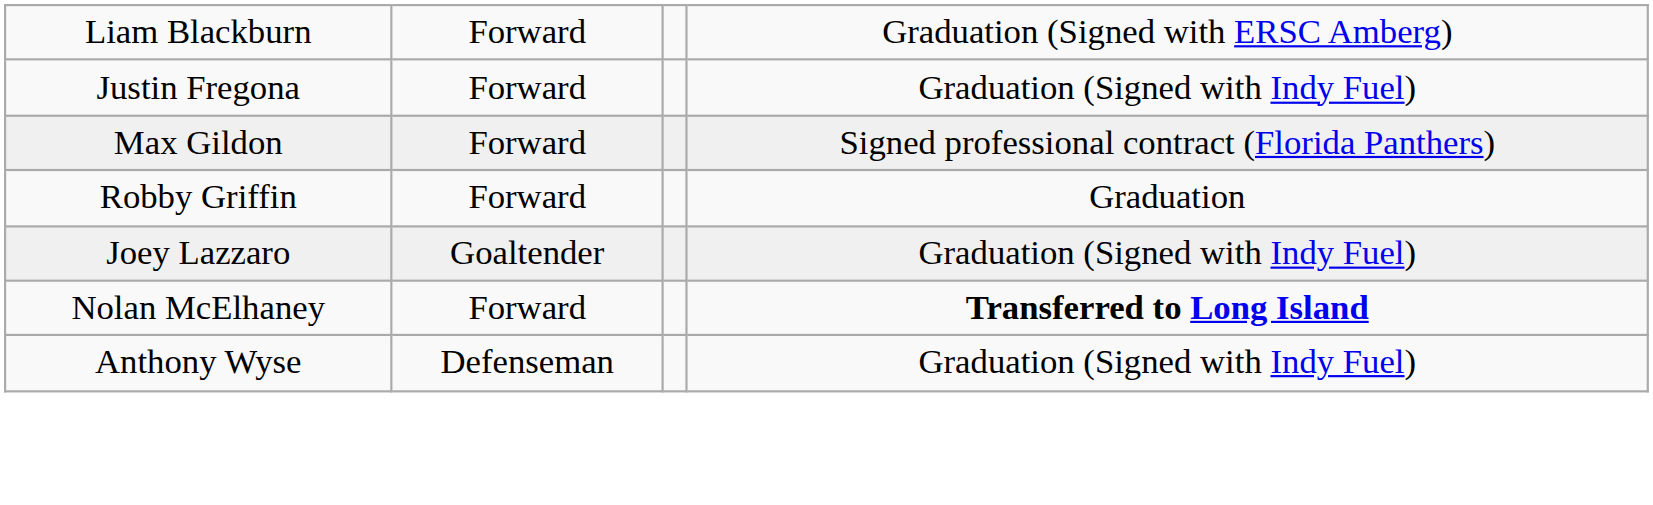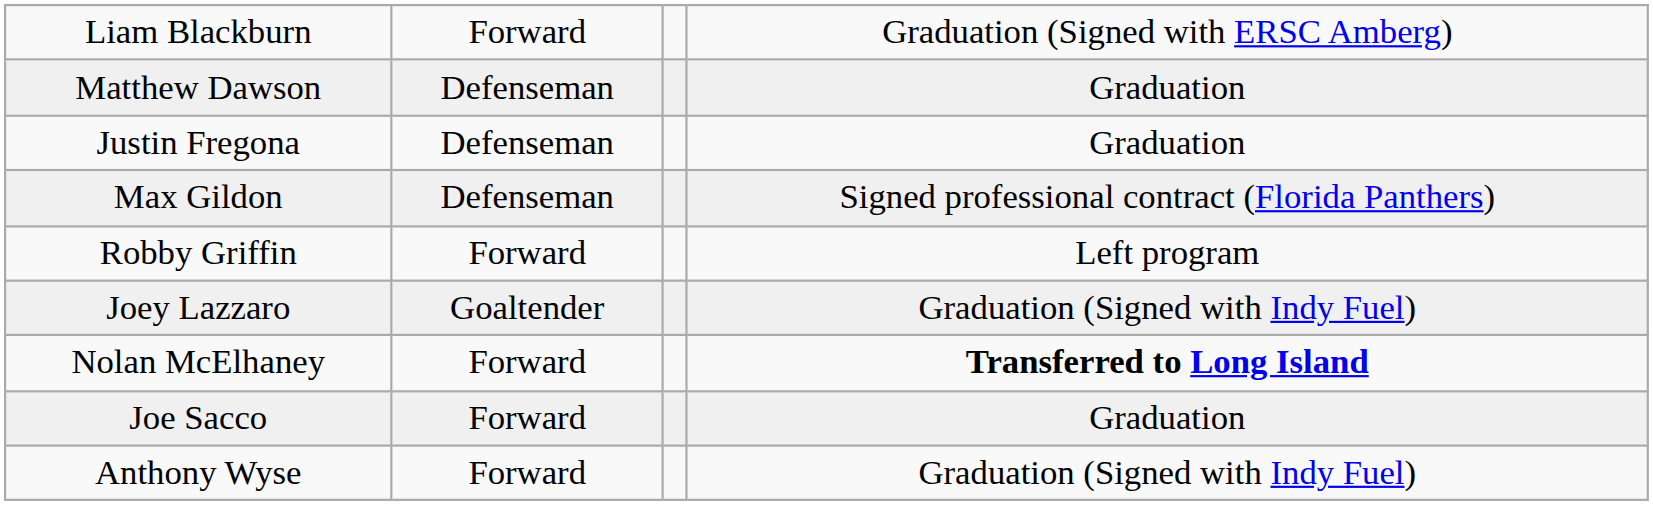+ row: (198, 87)
(527, 87) Forward -> (527, 142) Defenseman
(1167, 87) Graduation (Signed with Indy Fuel) -> (1167, 142) Graduation
(527, 142) Forward -> (527, 197) Defenseman
(1167, 197) Graduation -> (1167, 252) Left program
+ row: (198, 417)
(527, 362) Defenseman -> (527, 472) Forward
